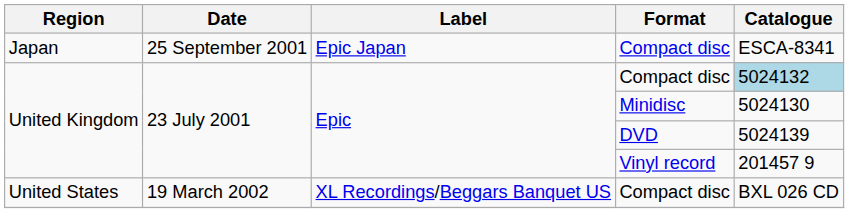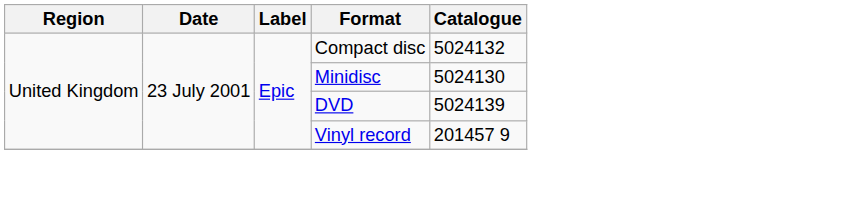- row: (34, 47)
(774, 76) lightblue background -> (469, 47) no background
- row: (64, 192)
